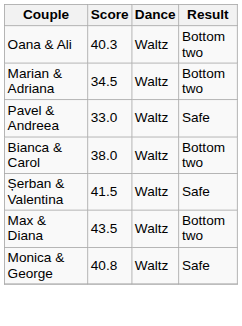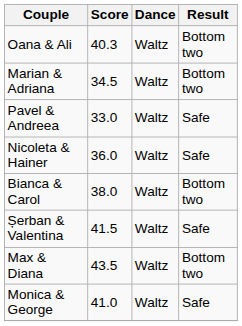+ row: (39, 155)
(104, 265) 40.8 -> (104, 302) 41.0
